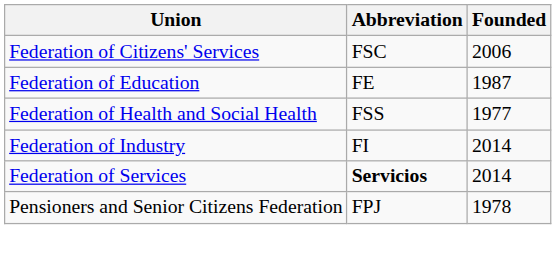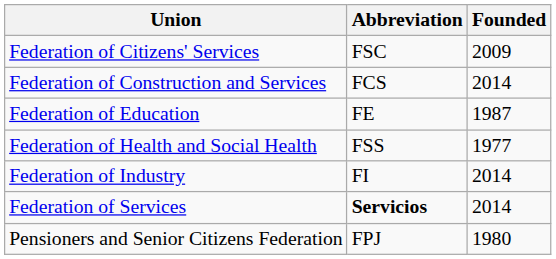(492, 51) 2006 -> (492, 51) 2009
+ row: (168, 82)
(492, 207) 1978 -> (492, 238) 1980
